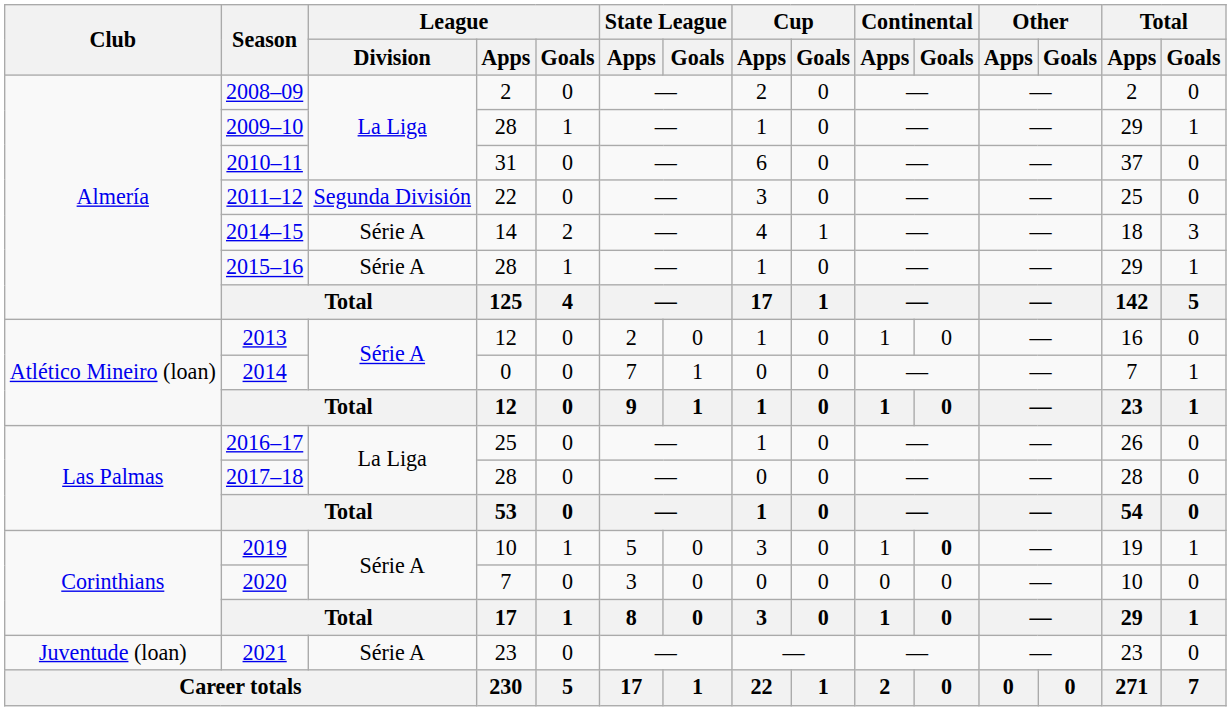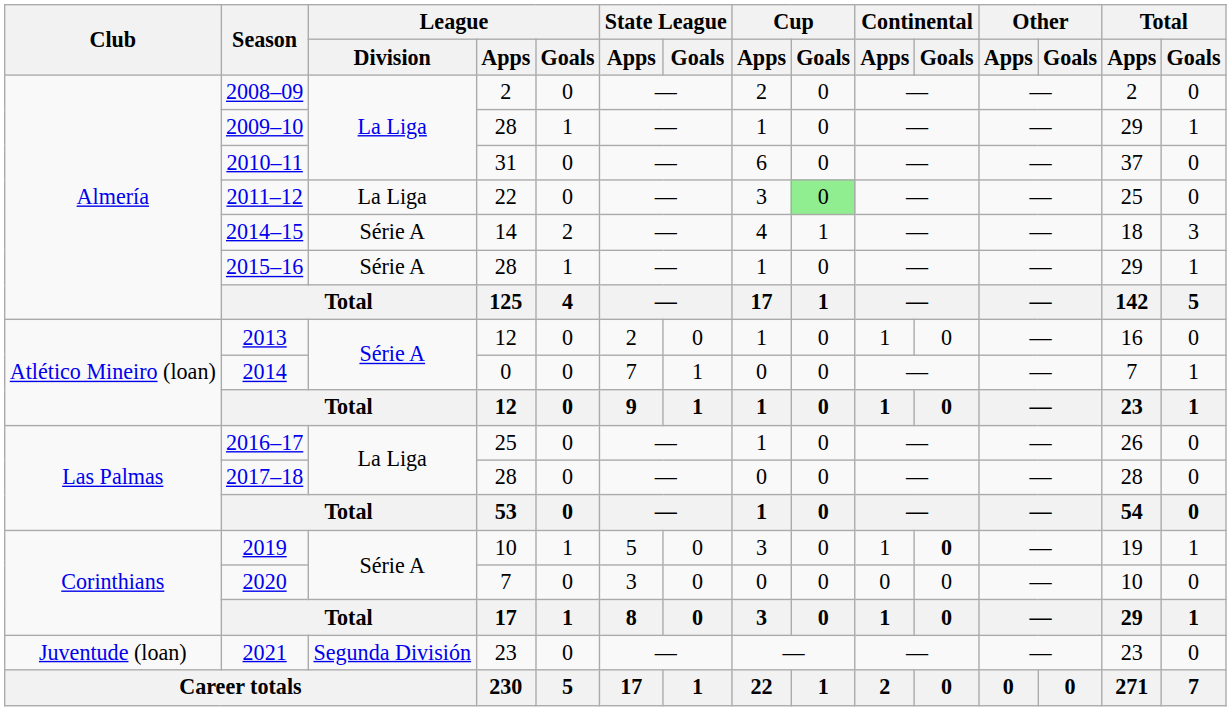(392, 197) Segunda División -> (392, 197) La Liga
(823, 197) no background -> (823, 197) lightgreen background
(392, 652) Série A -> (392, 652) Segunda División
